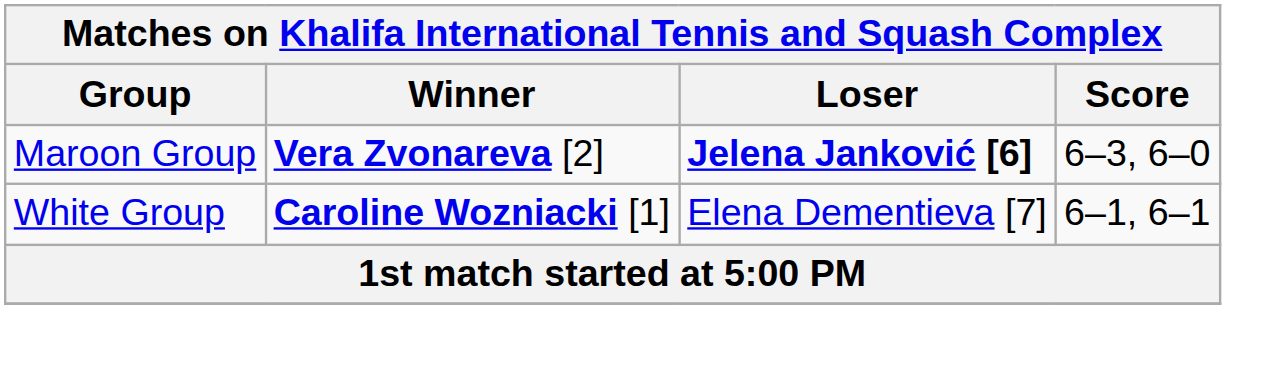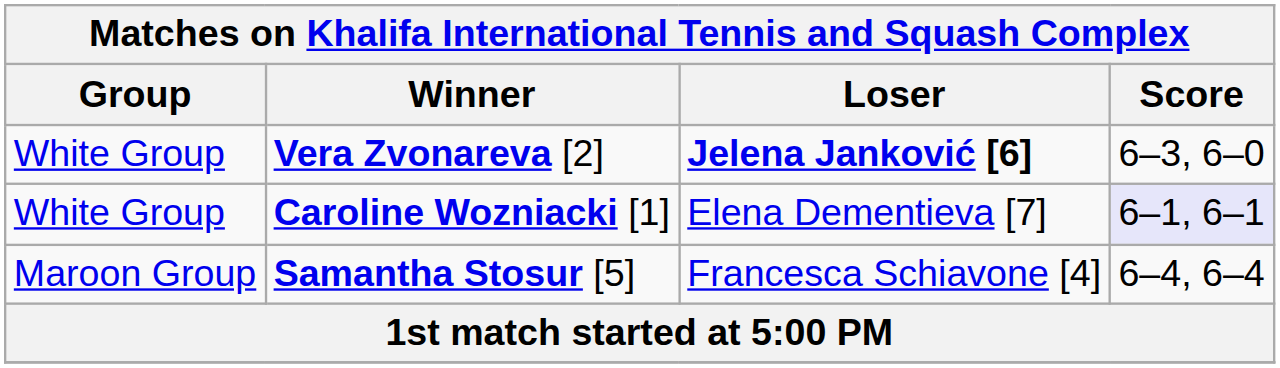(135, 153) Maroon Group -> (119, 153) White Group
(1137, 213) no background -> (1192, 213) lavender background
+ row: (454, 272)
